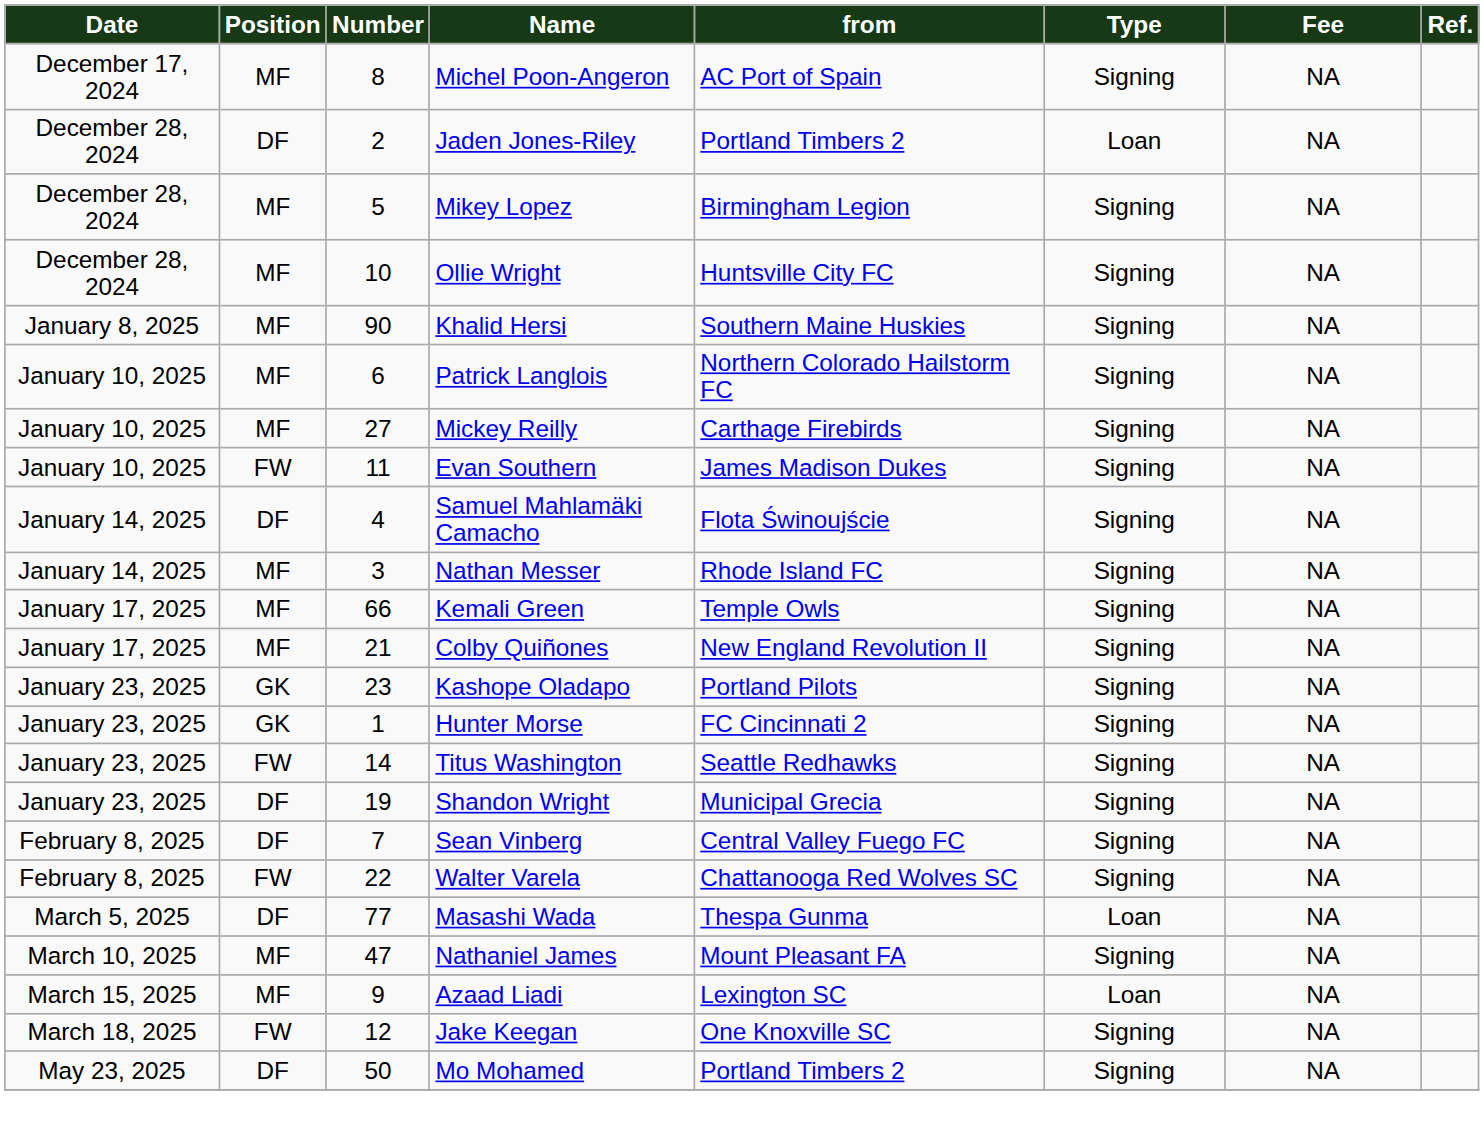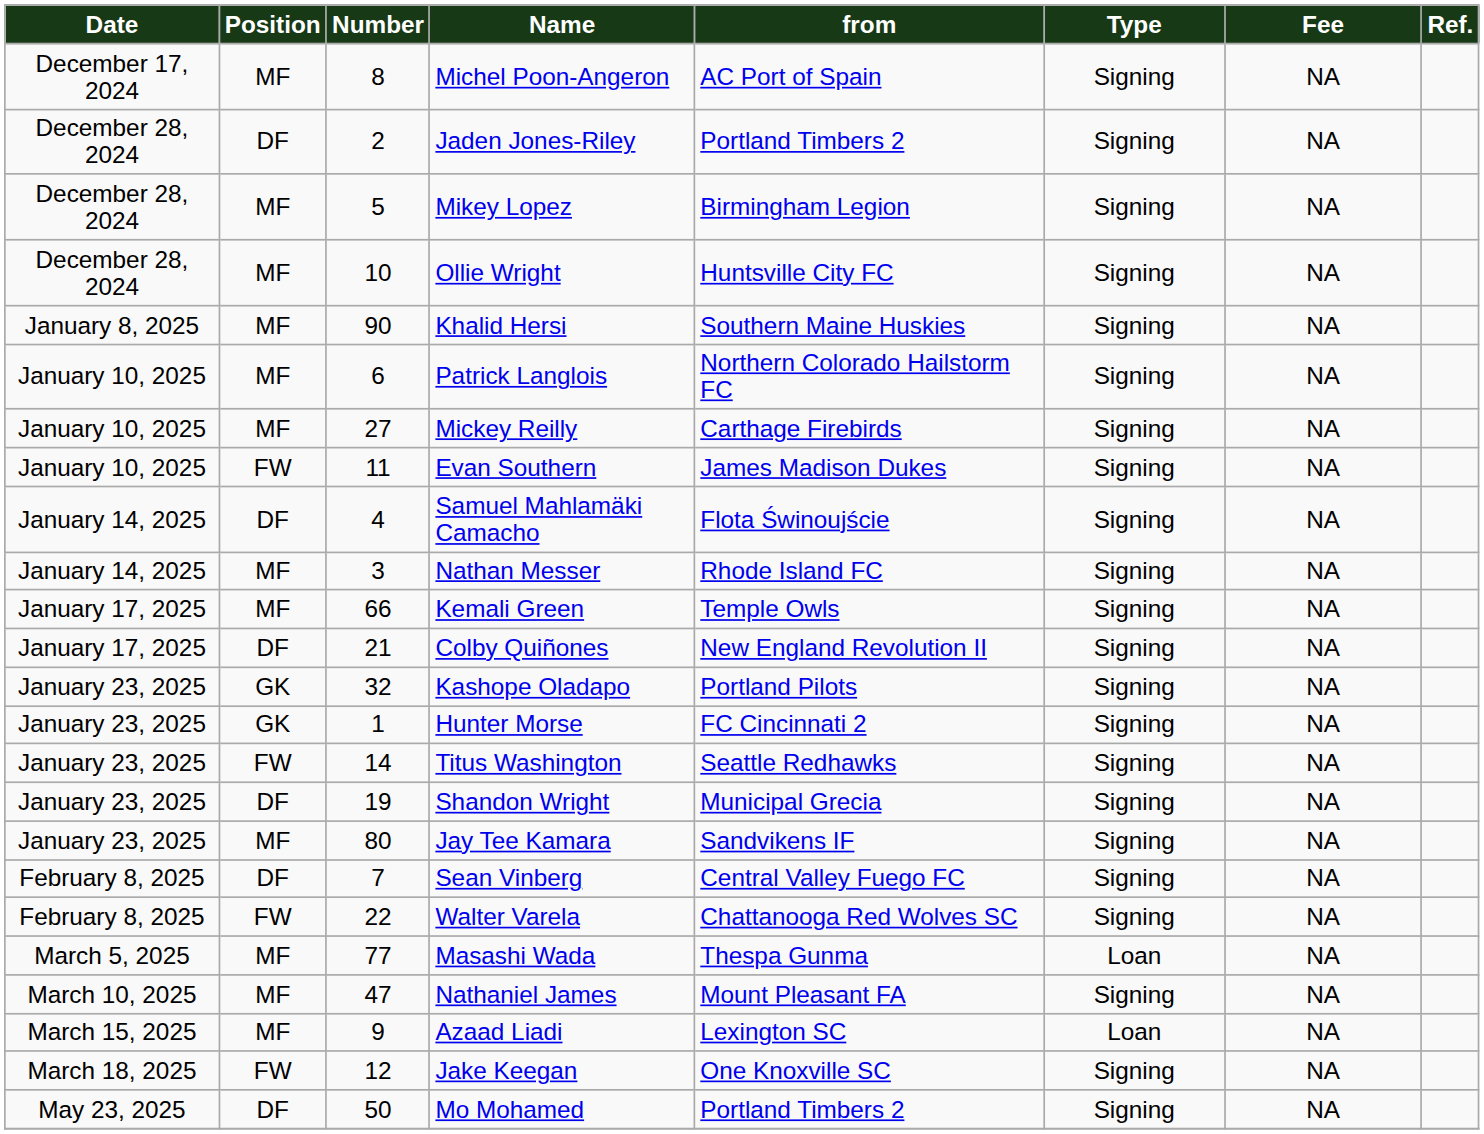(1134, 142) Loan -> (1134, 142) Signing
(273, 648) MF -> (273, 648) DF
(378, 687) 23 -> (378, 687) 32
+ row: (523, 840)
(273, 917) DF -> (273, 956) MF
